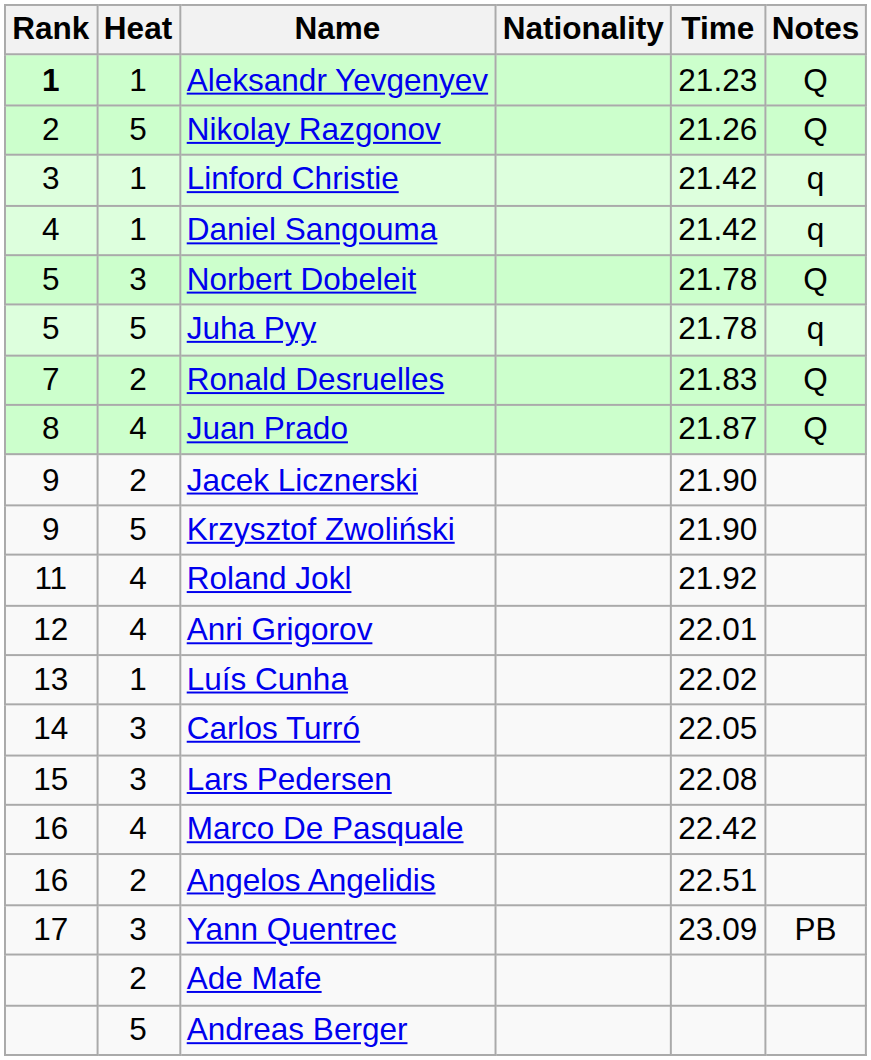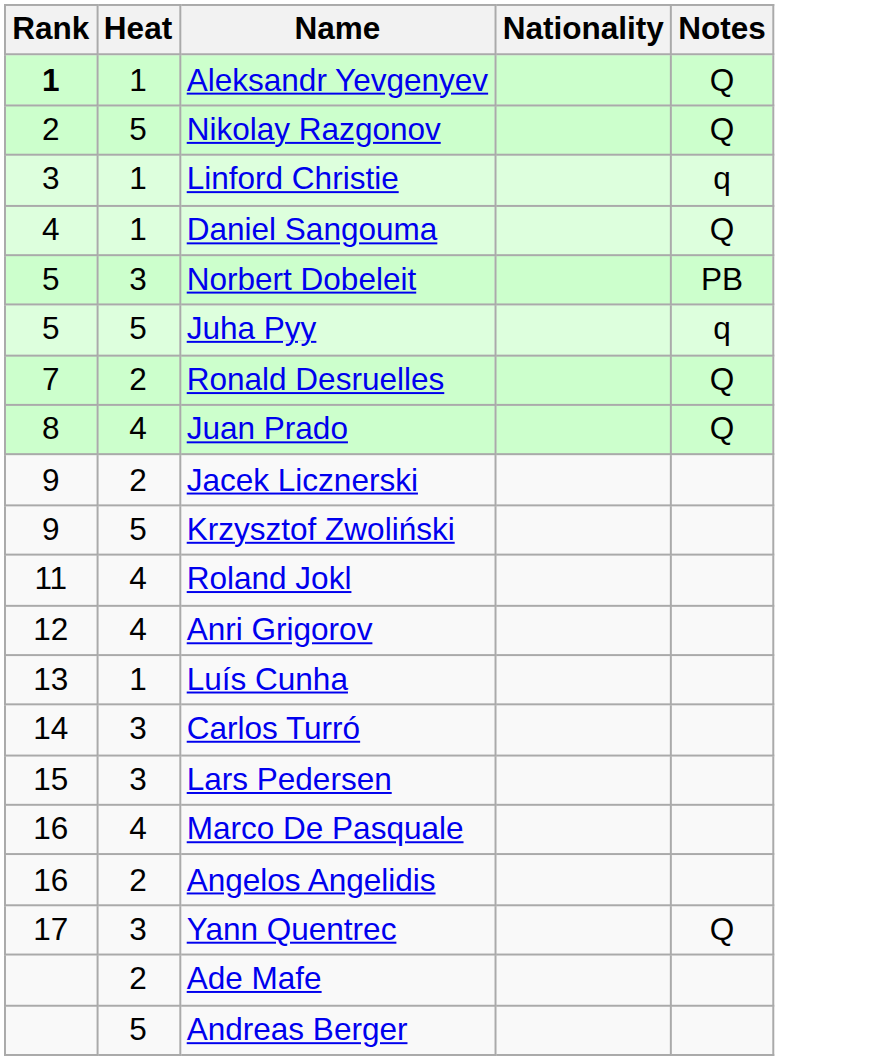- column: (718, 29)
(816, 229) q -> (722, 229) Q
(816, 279) Q -> (722, 279) PB
(816, 929) PB -> (722, 929) Q
